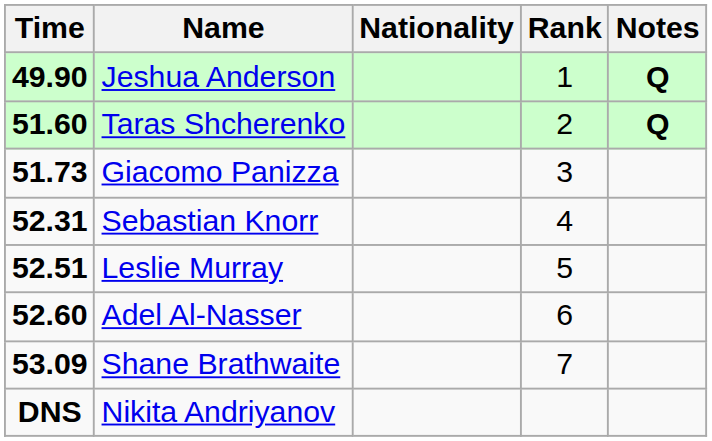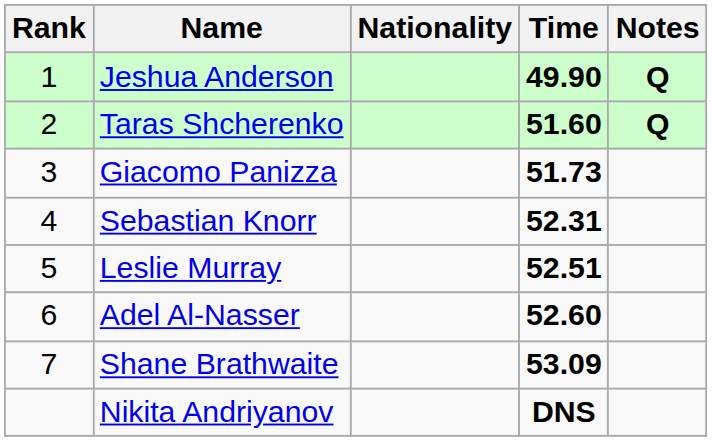columns swapped: (565, 28) <-> (50, 28)
